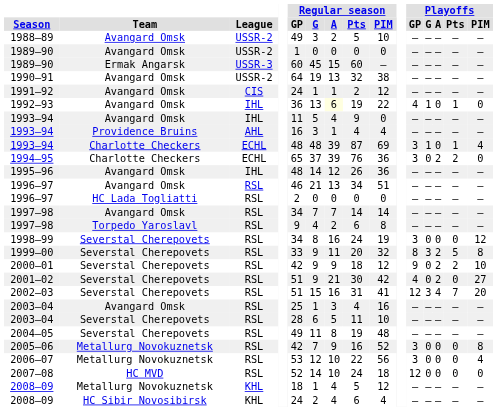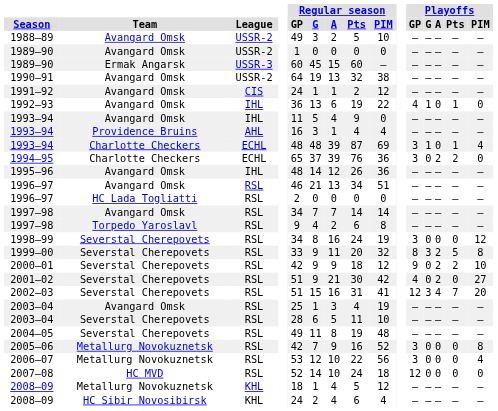(334, 105) lightyellow background -> (334, 105) no background
(383, 306) 16 -> (383, 306) 19
